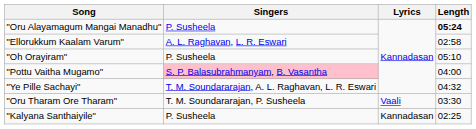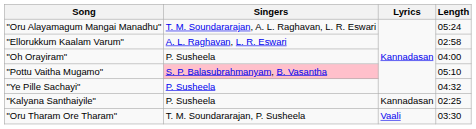(190, 27) P. Susheela -> (271, 27) T. M. Soundararajan, A. L. Raghavan, L. R. Eswari
(450, 27) bold -> (450, 27) normal
(450, 57) 05:10 -> (450, 57) 04:00
(450, 72) 04:00 -> (450, 72) 05:10
(271, 87) T. M. Soundararajan, A. L. Raghavan, L. R. Eswari -> (190, 87) P. Susheela
rows swapped: (62, 101) <-> (51, 116)
